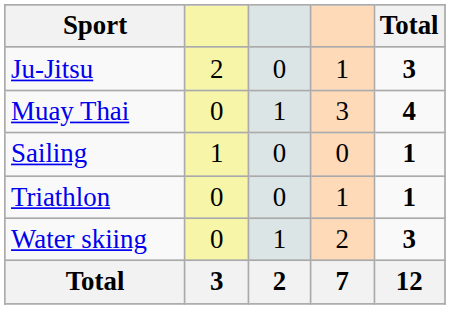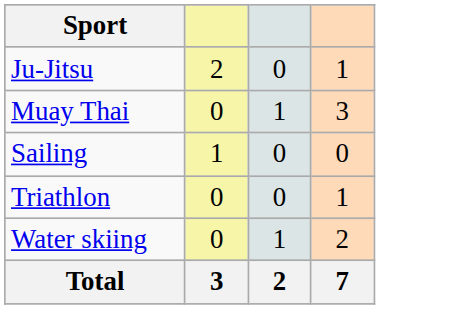- column: (409, 25)
